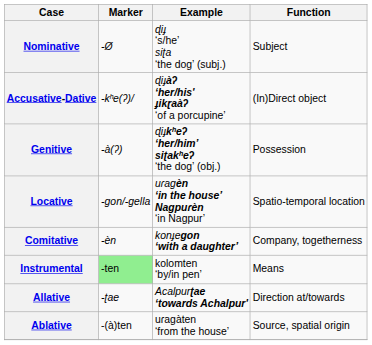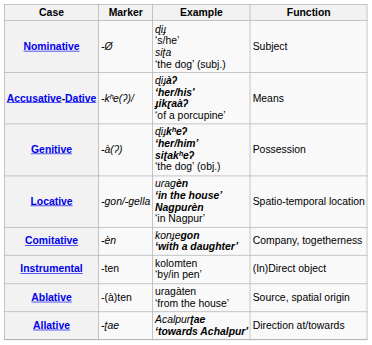(289, 98) (In)Direct object -> (268, 98) Means
(110, 269) lightgreen background -> (110, 269) no background
(268, 269) Means -> (289, 269) (In)Direct object
rows swapped: (52, 297) <-> (52, 326)
